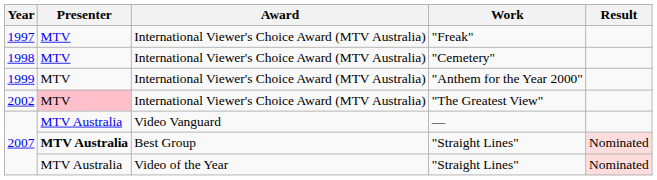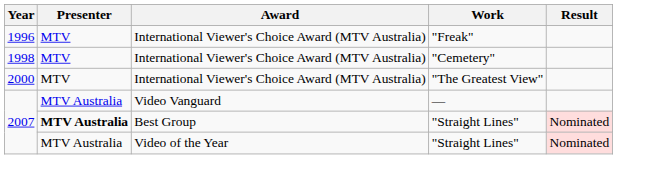(21, 36) 1997 -> (21, 36) 1996
- row: (280, 79)
(21, 100) 2002 -> (21, 79) 2000
(56, 100) pink background -> (56, 79) no background
